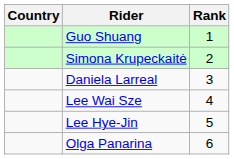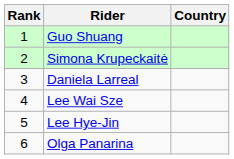columns swapped: (209, 15) <-> (33, 15)
